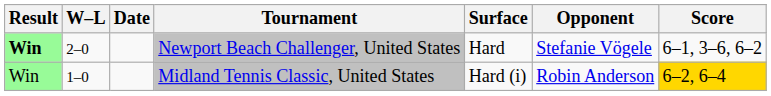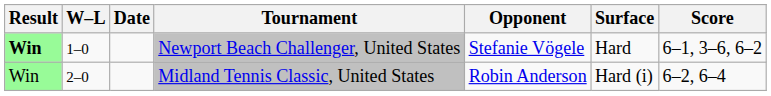columns swapped: (498, 18) <-> (595, 18)
(78, 48) 2–0 -> (78, 48) 1–0
(78, 77) 1–0 -> (78, 77) 2–0
(694, 76) gold background -> (694, 76) no background
